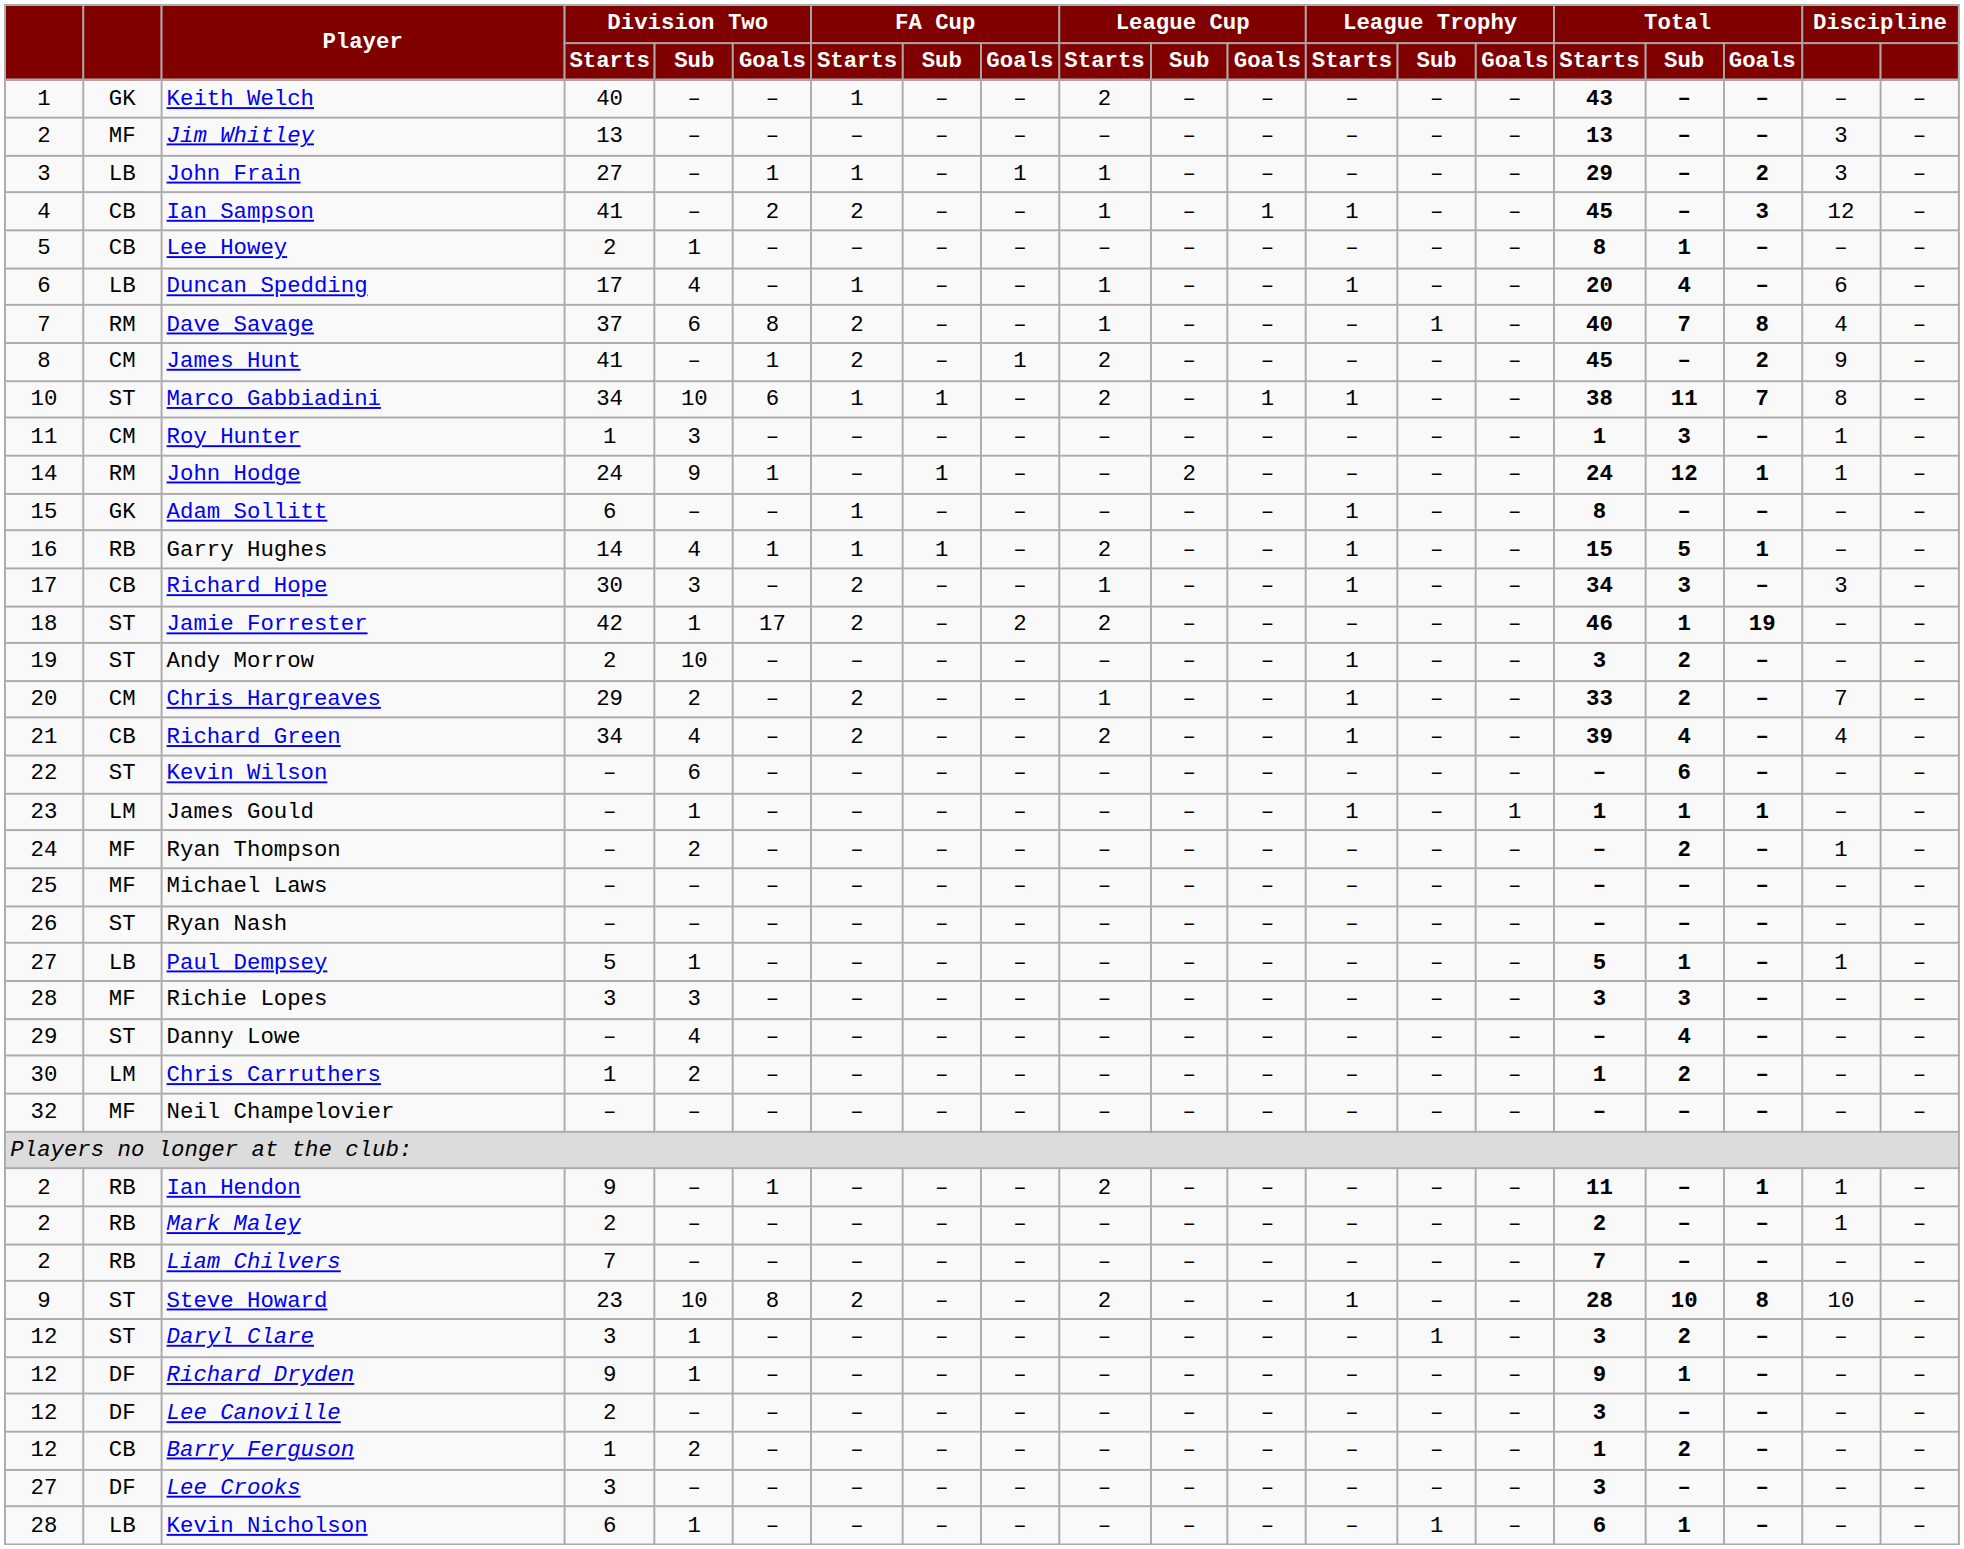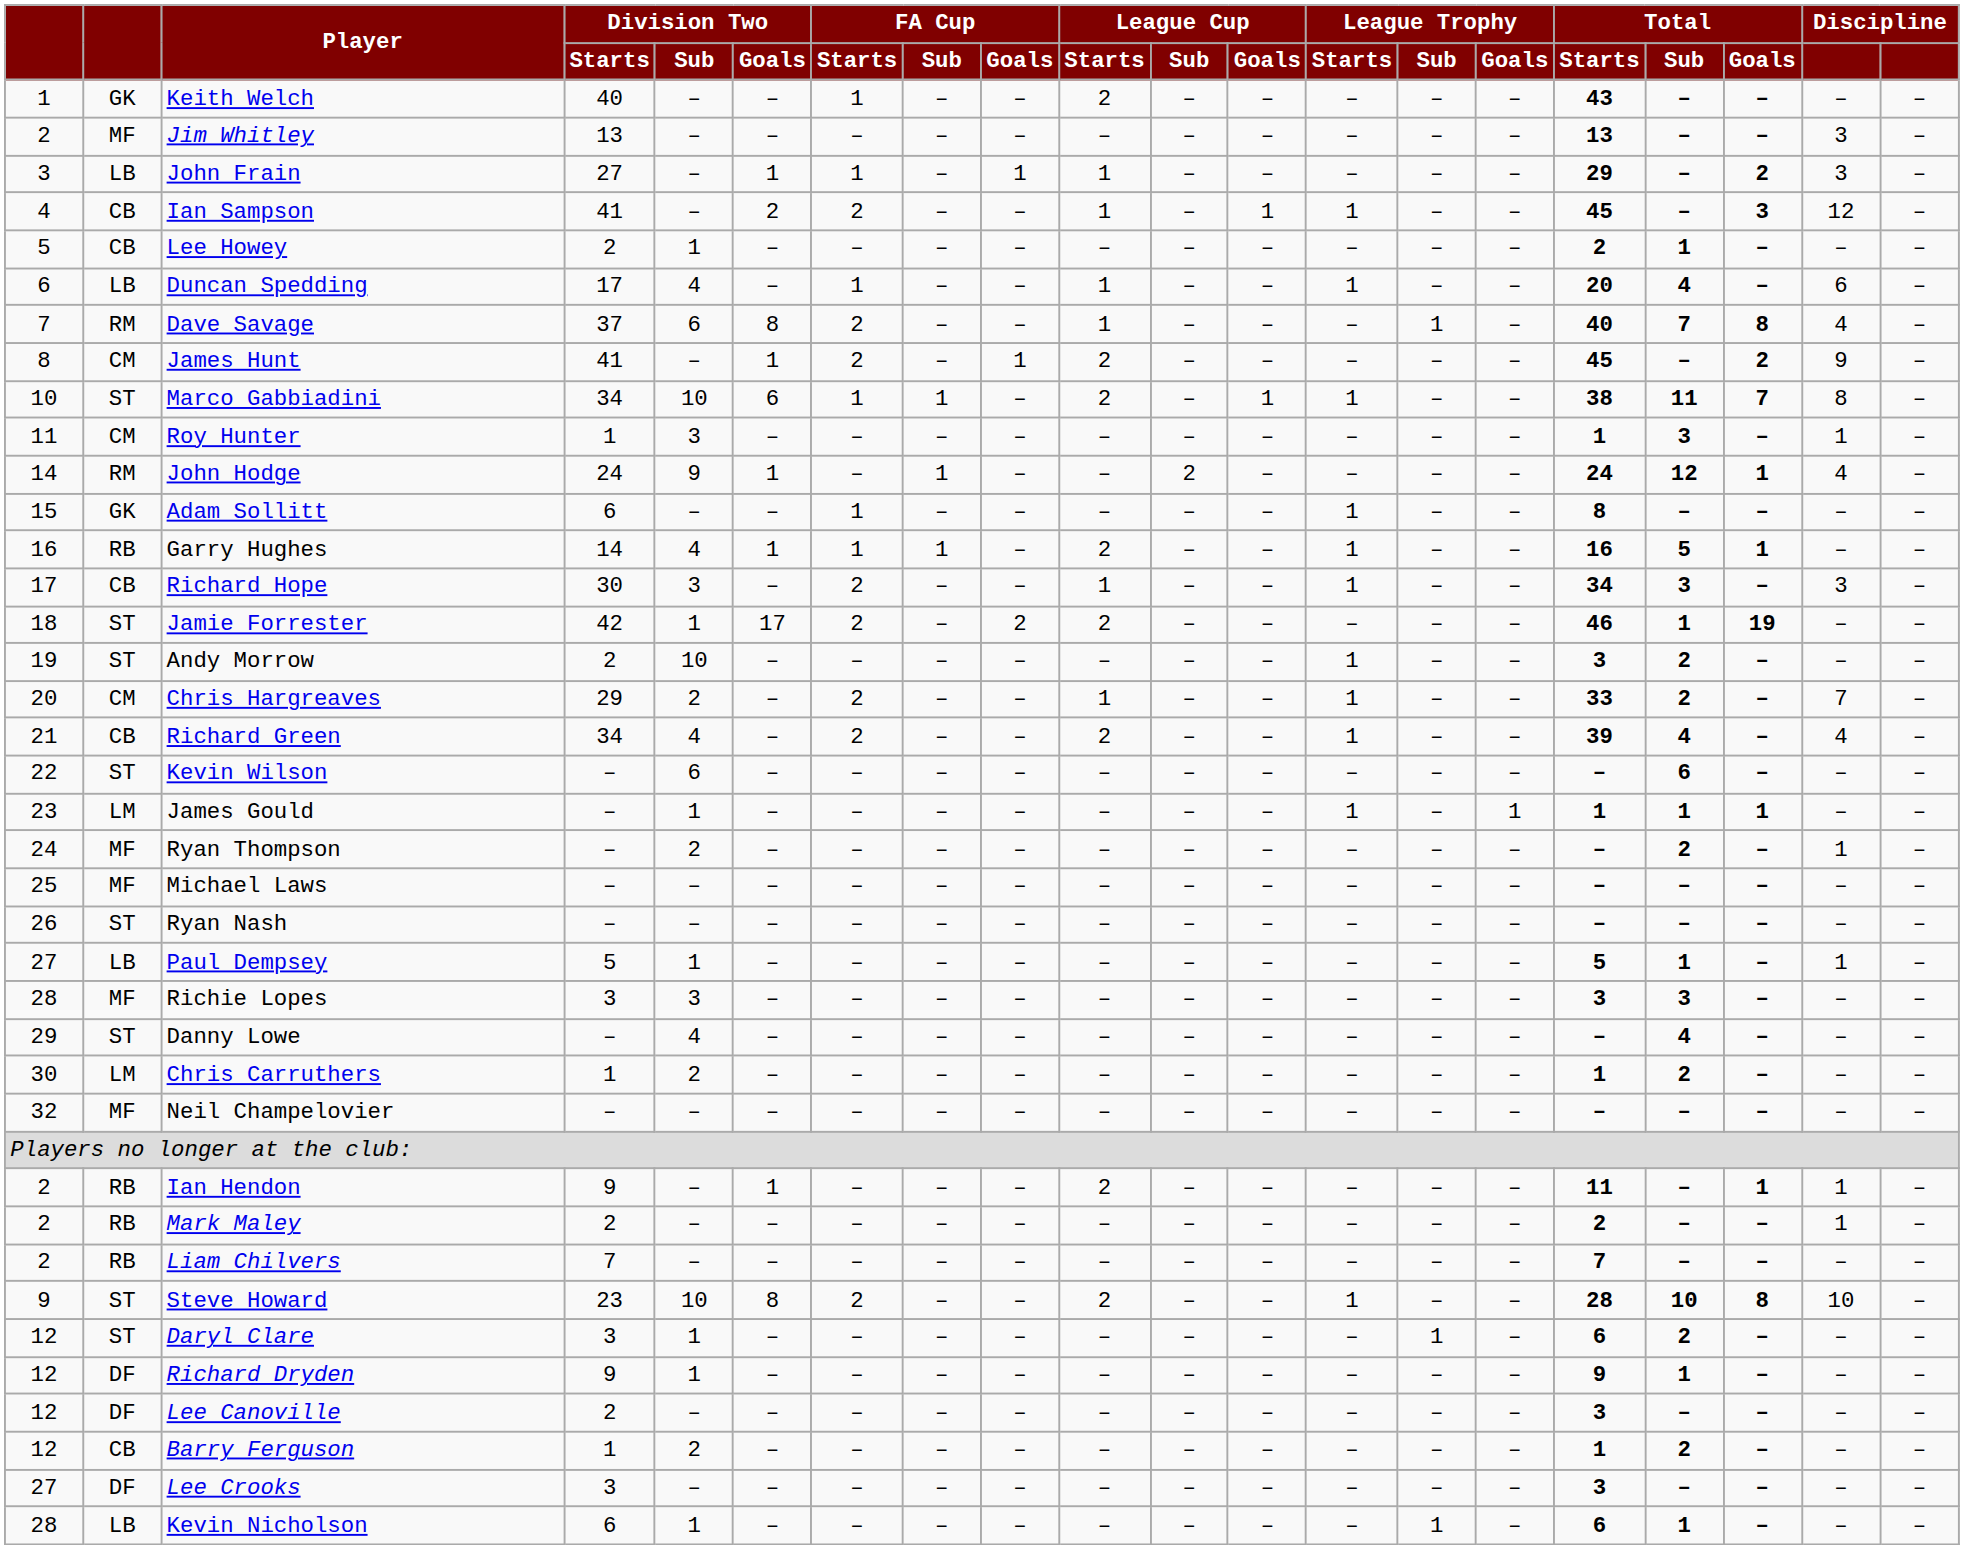(1599, 249) 8 -> (1599, 249) 2
(1841, 474) 1 -> (1841, 474) 4
(1599, 549) 15 -> (1599, 549) 16
(1599, 1337) 3 -> (1599, 1337) 6
